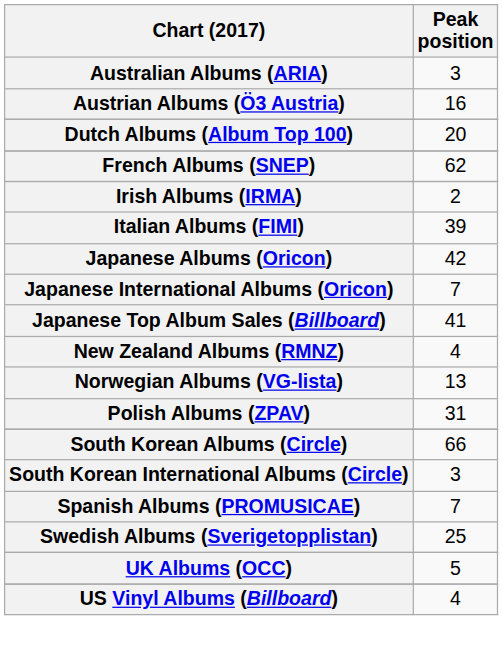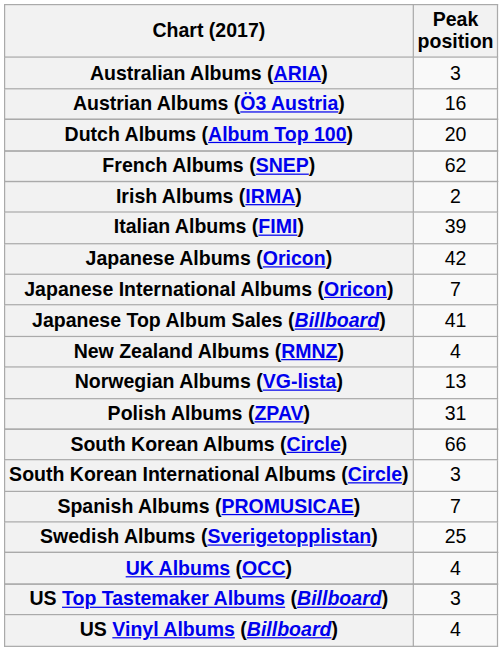(456, 568) 5 -> (456, 568) 4
+ row: (209, 599)
